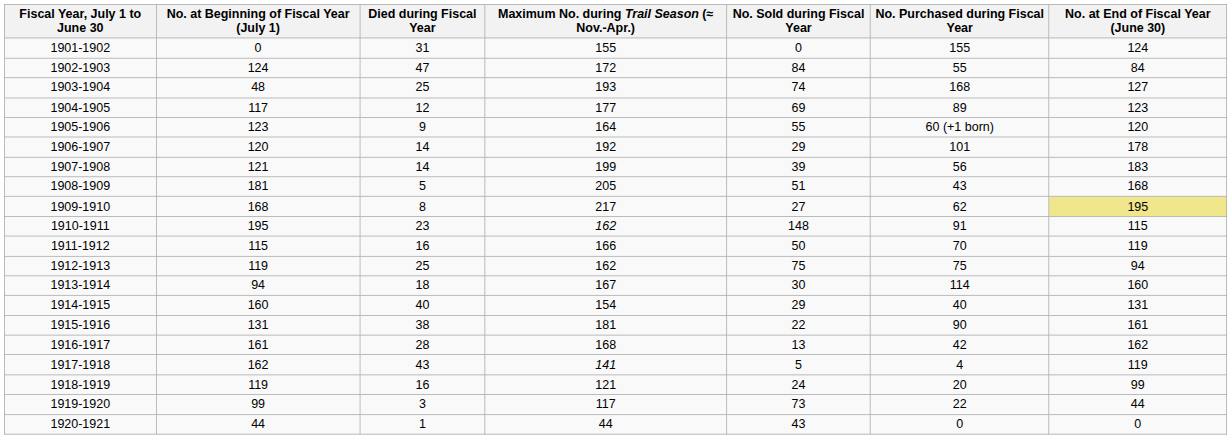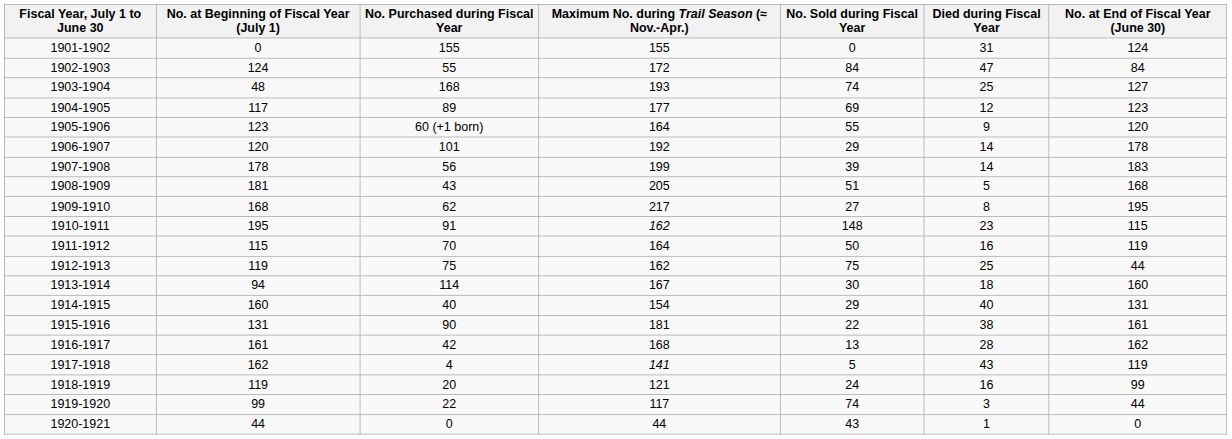columns swapped: (960, 21) <-> (422, 21)
(258, 166) 121 -> (258, 166) 178
(1138, 206) khaki background -> (1138, 206) no background
(606, 246) 166 -> (659, 246) 164
(1138, 265) 94 -> (1138, 265) 44
(799, 404) 73 -> (852, 404) 74
